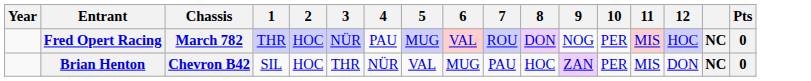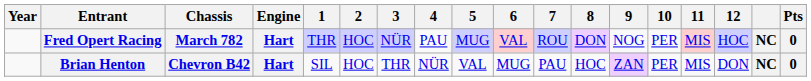+ column: (279, 16)
